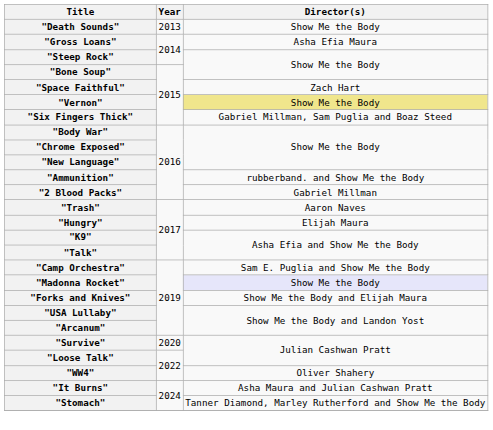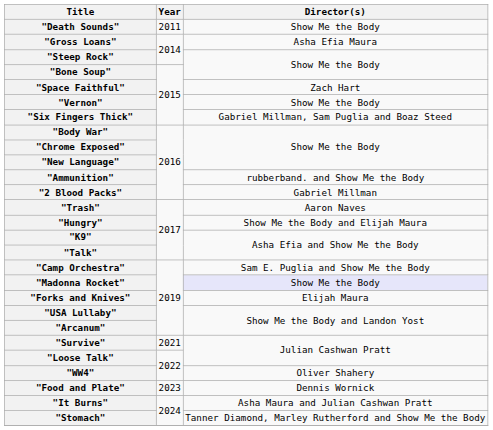(170, 27) 2013 -> (170, 27) 2011
(335, 102) khaki background -> (335, 102) no background
(335, 222) Elijah Maura -> (335, 222) Show Me the Body and Elijah Maura
(335, 298) Show Me the Body and Elijah Maura -> (335, 298) Elijah Maura
(170, 343) 2020 -> (170, 343) 2021
+ row: (80, 388)
